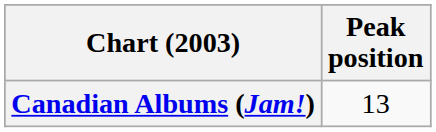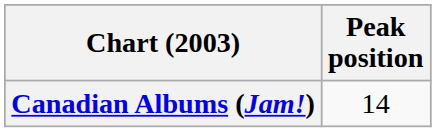(376, 103) 13 -> (376, 103) 14
